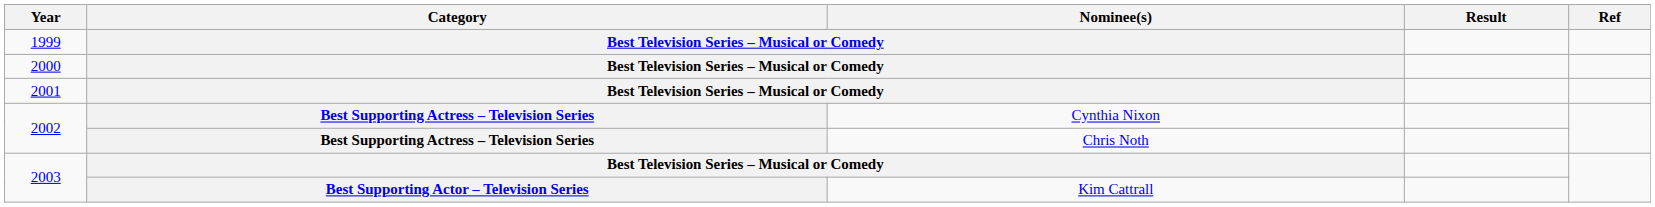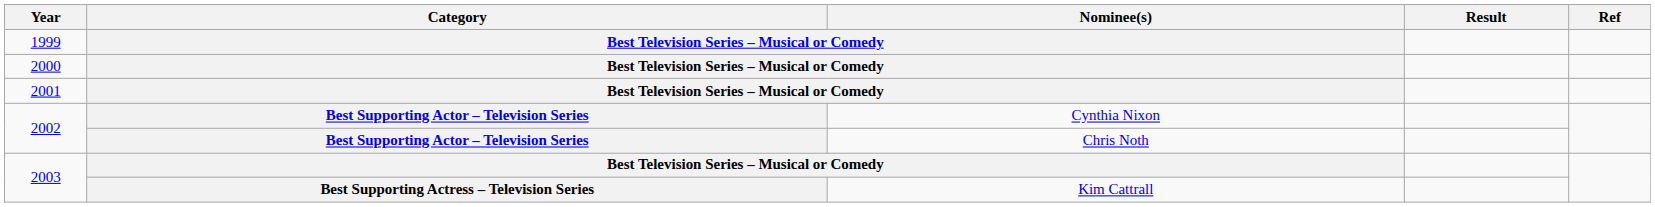(457, 116) Best Supporting Actress – Television Series -> (457, 116) Best Supporting Actor – Television Series
(457, 140) Best Supporting Actress – Television Series -> (457, 140) Best Supporting Actor – Television Series
(457, 190) Best Supporting Actor – Television Series -> (457, 190) Best Supporting Actress – Television Series
